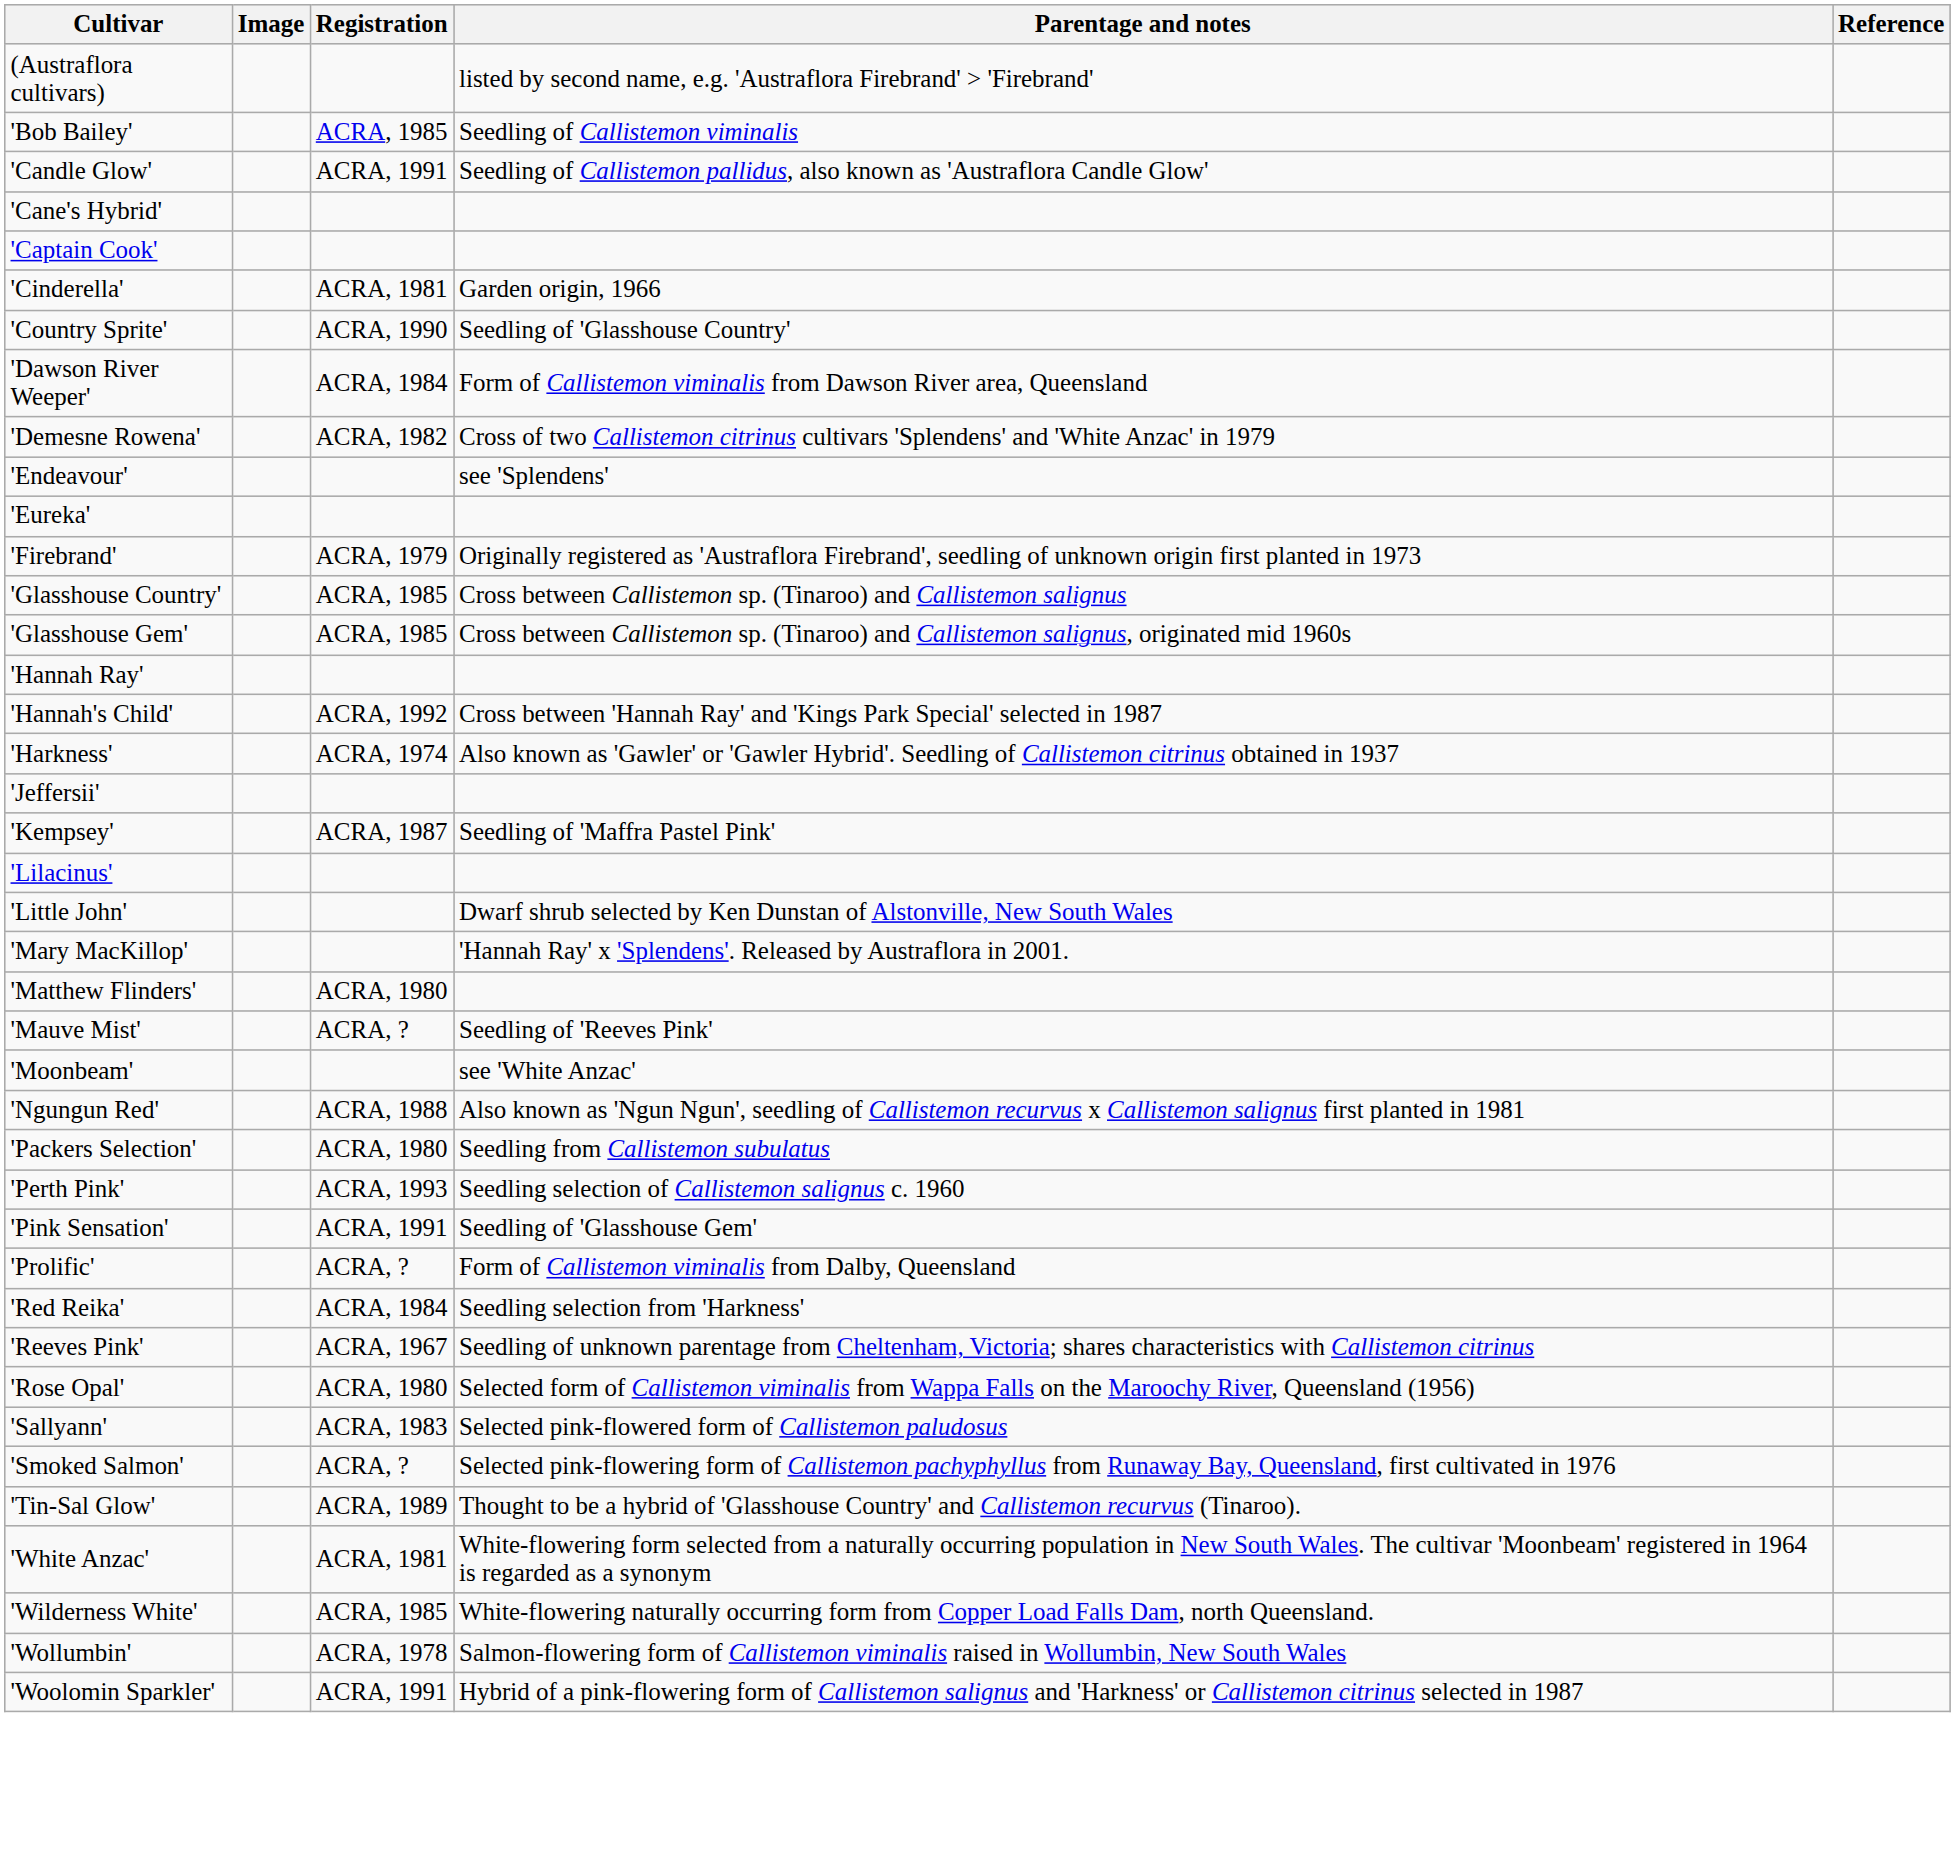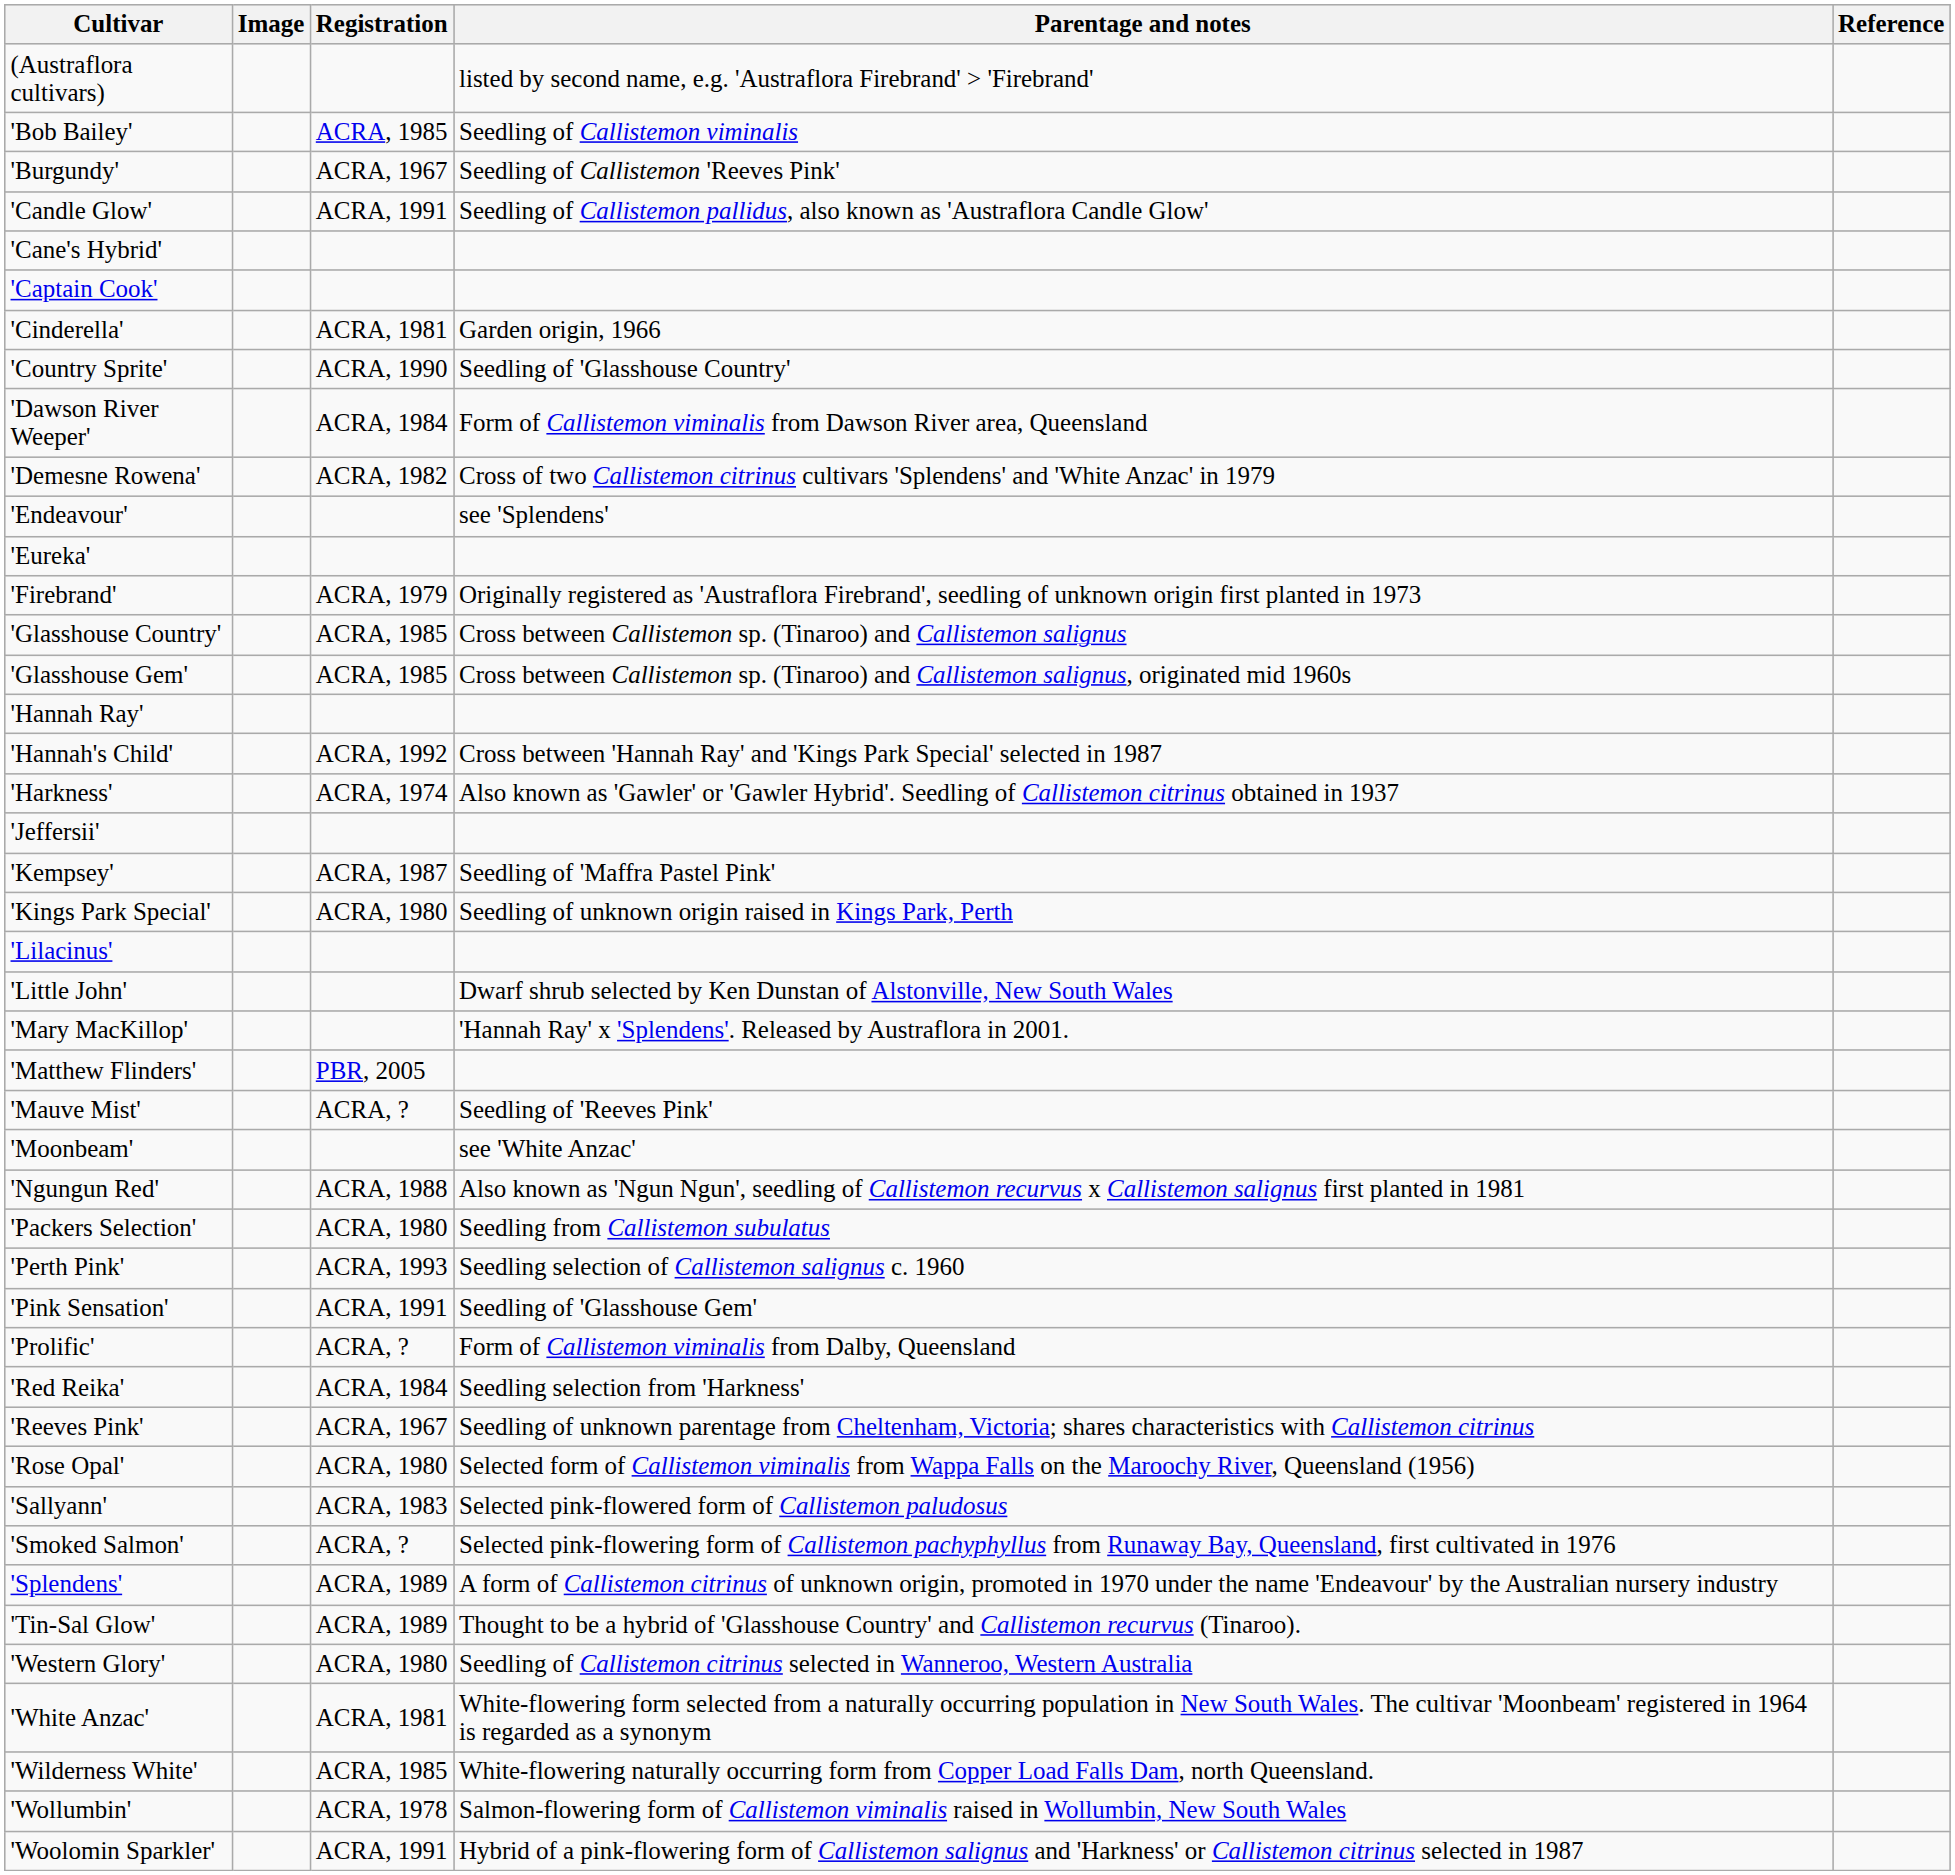+ row: (65, 171)
+ row: (111, 911)
(382, 990) ACRA, 1980 -> (371, 1070) PBR, 2005
+ row: (66, 1584)
+ row: (88, 1663)
